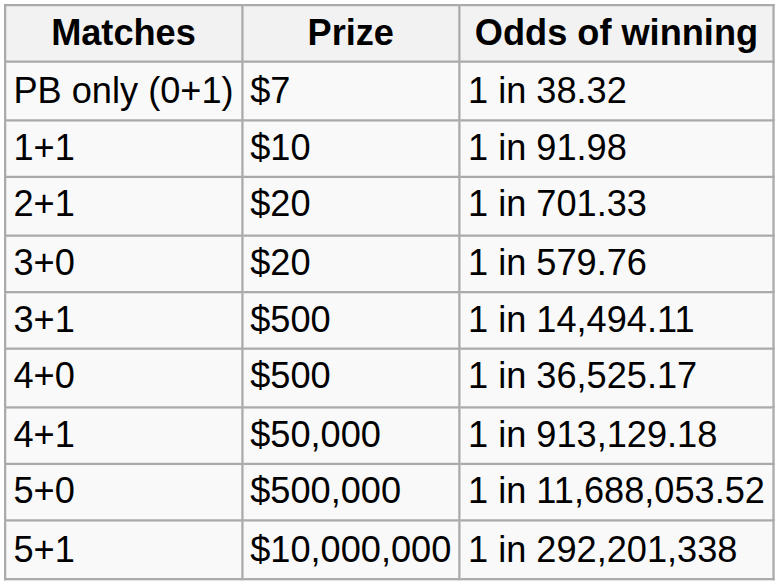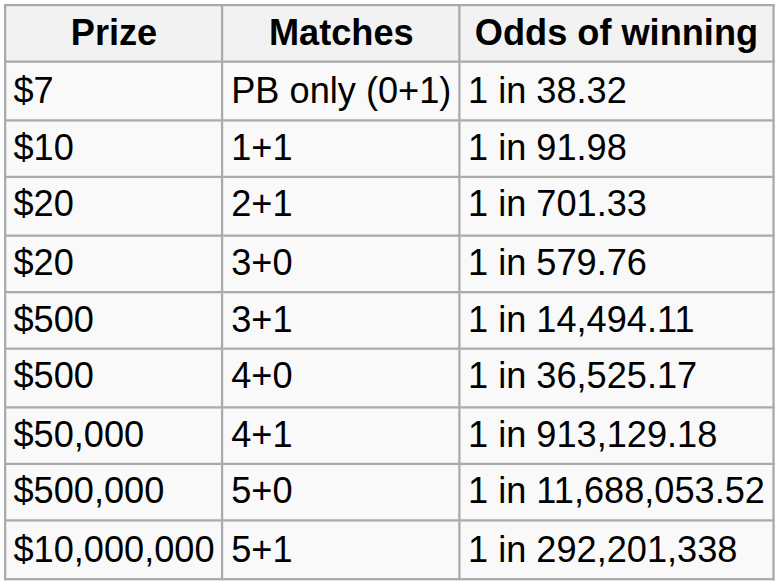columns swapped: (123, 33) <-> (351, 33)
